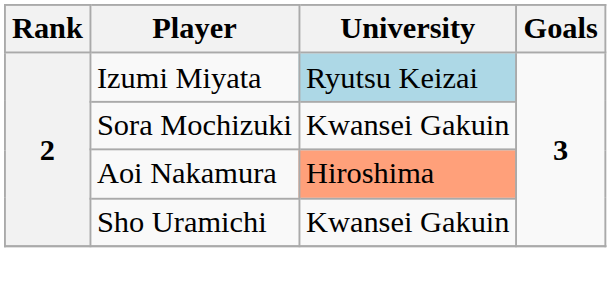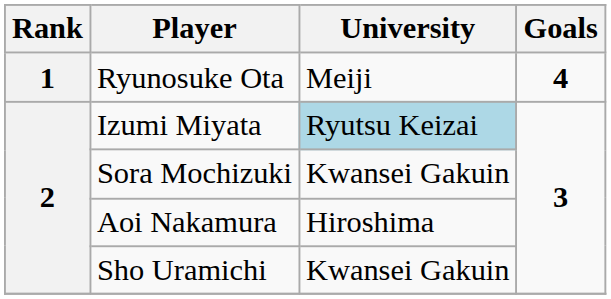+ row: (190, 76)
(370, 173) lightsalmon background -> (370, 221) no background
